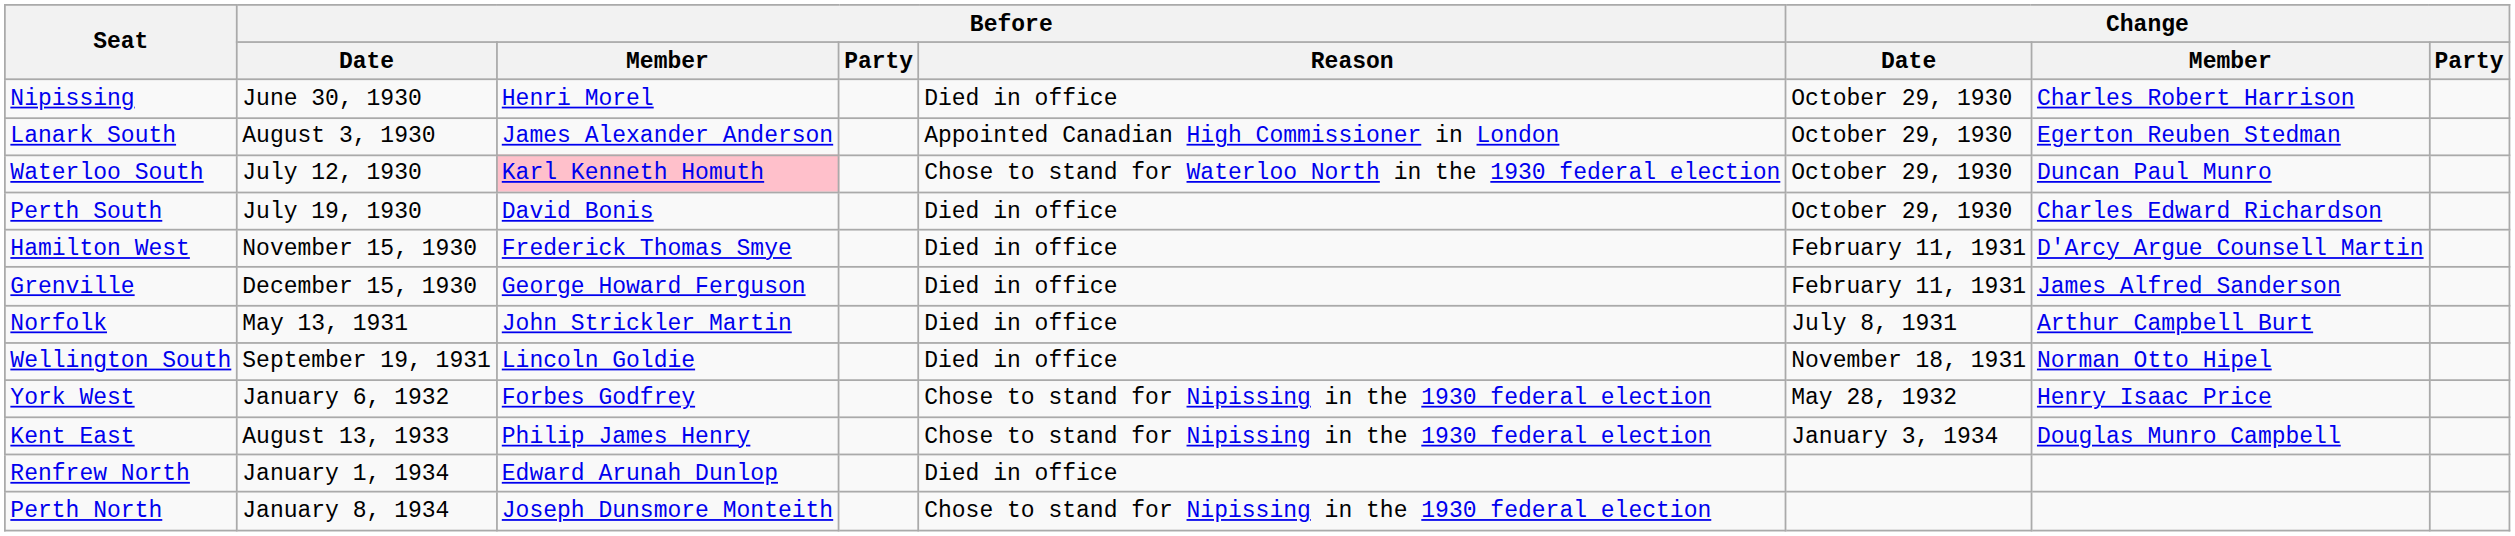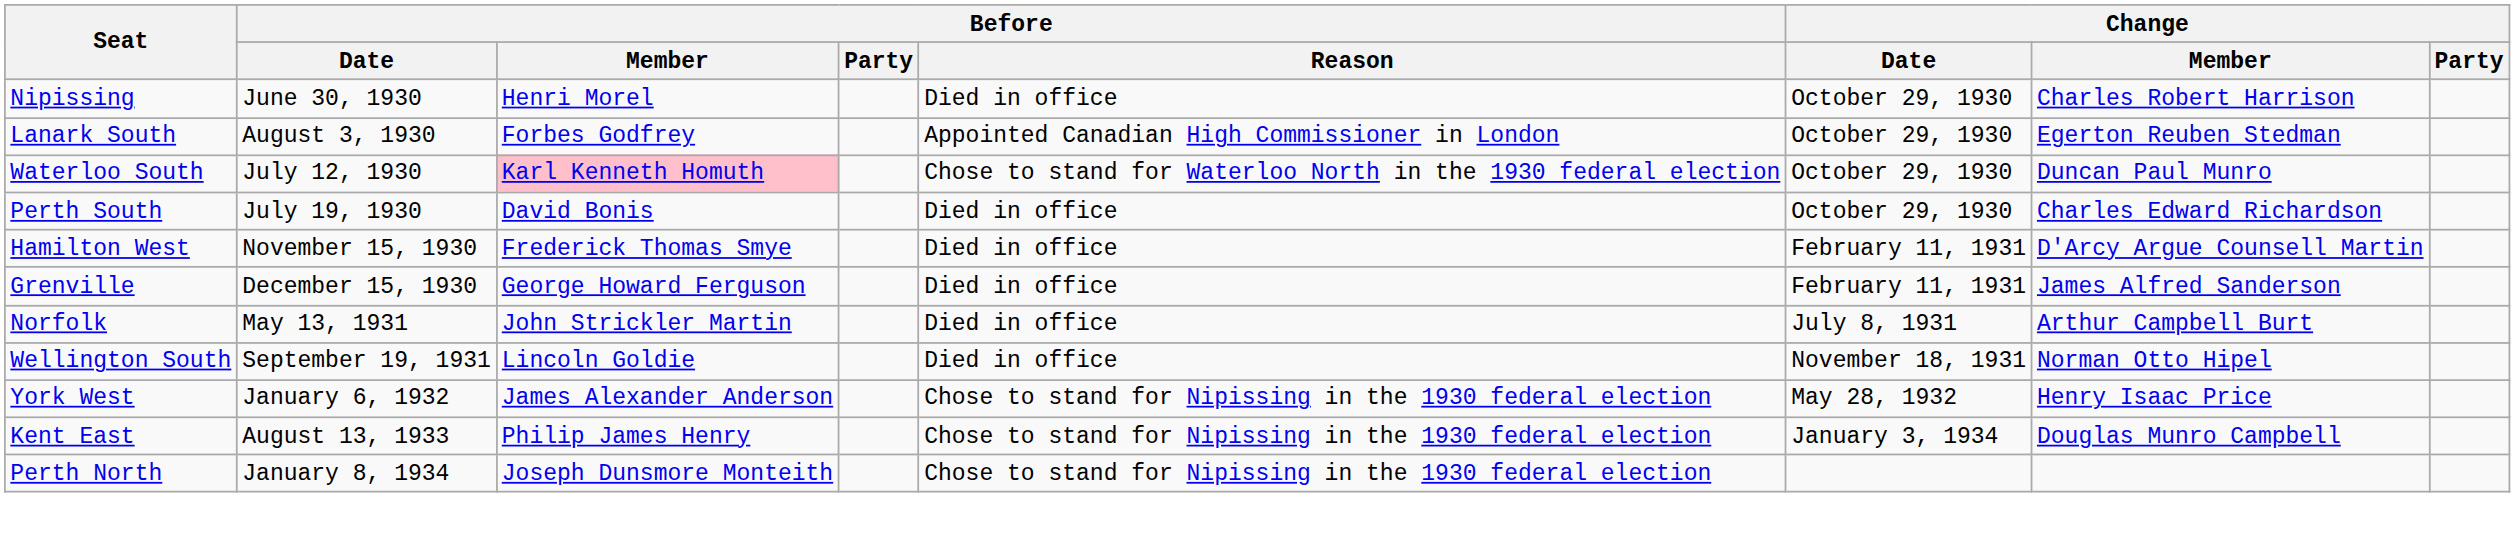(667, 136) James Alexander Anderson -> (598, 136) Forbes Godfrey
(598, 399) Forbes Godfrey -> (667, 399) James Alexander Anderson
- row: (100, 474)
